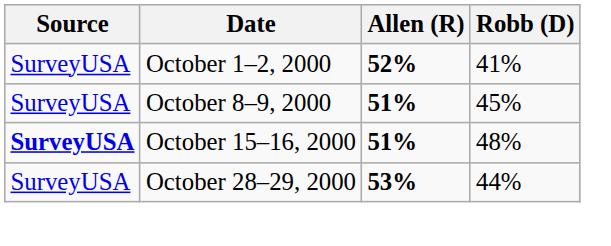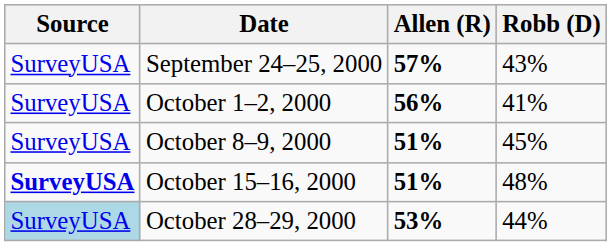+ row: (264, 63)
(392, 63) 52% -> (418, 102) 56%
(70, 181) no background -> (70, 220) lightblue background
